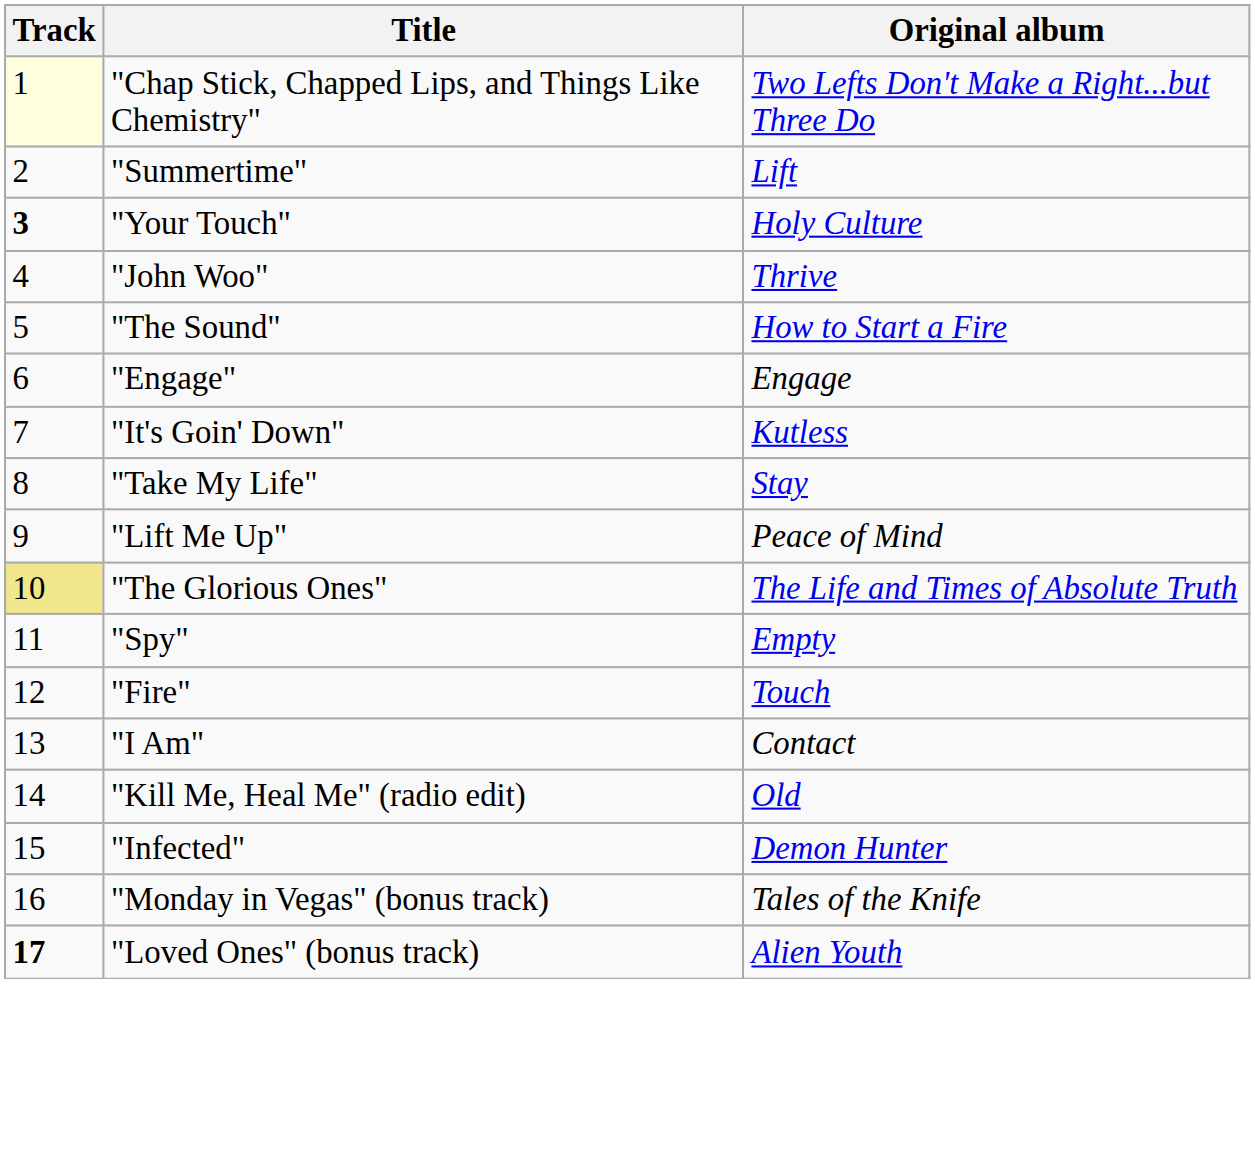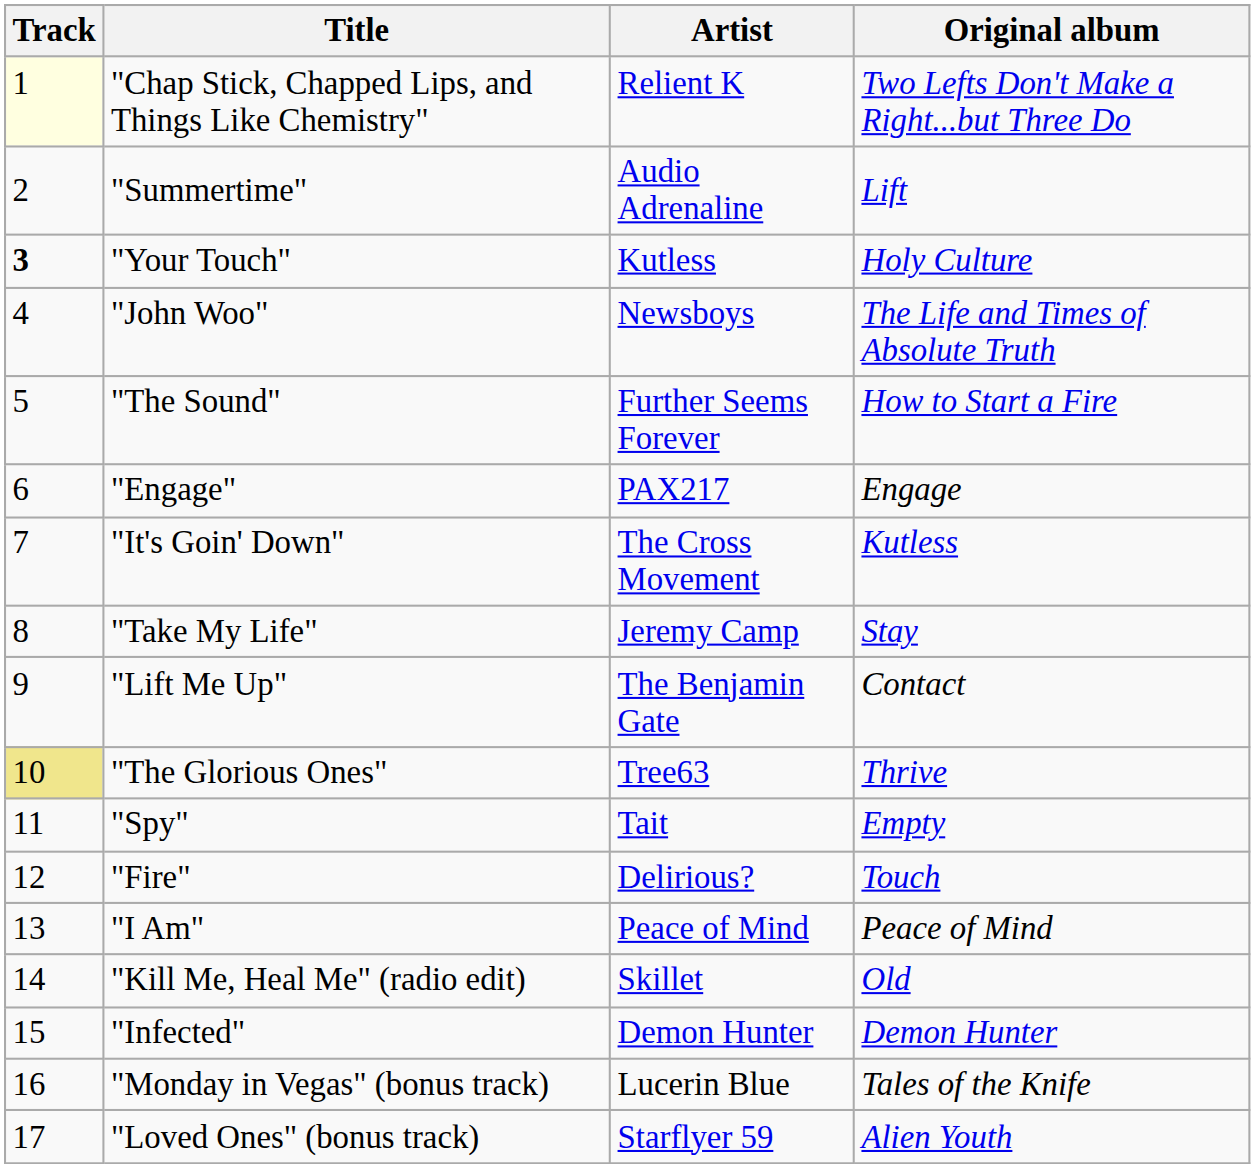+ column: (732, 30)
(794, 275) Thrive -> (1004, 330) The Life and Times of Absolute Truth
(847, 535) Peace of Mind -> (913, 683) Contact
(994, 587) The Life and Times of Absolute Truth -> (904, 772) Thrive
(803, 743) Contact -> (957, 928) Peace of Mind
(29, 951) bold -> (29, 1136) normal
